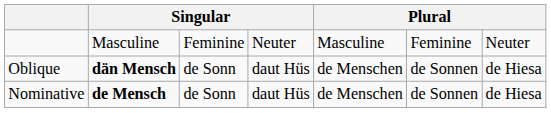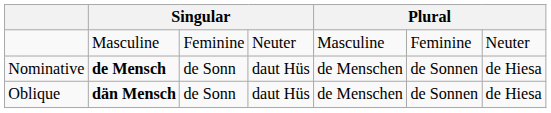rows swapped: (46, 94) <-> (34, 68)
